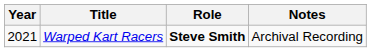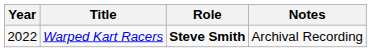(22, 36) 2021 -> (22, 36) 2022
